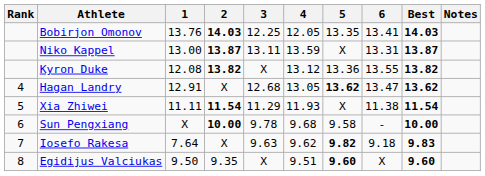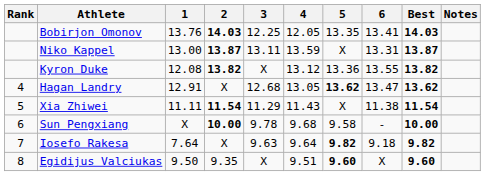(303, 106) 11.93 -> (303, 106) 11.43
(303, 143) 9.62 -> (303, 143) 9.64
(421, 143) 9.83 -> (421, 143) 9.82
